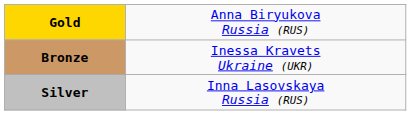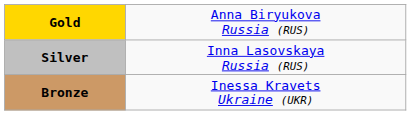rows swapped: (65, 93) <-> (65, 58)
